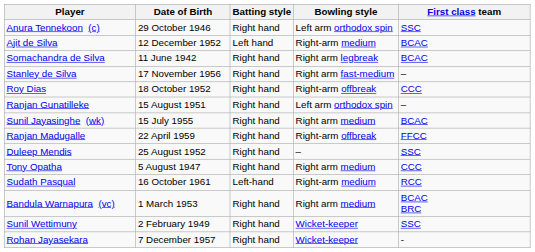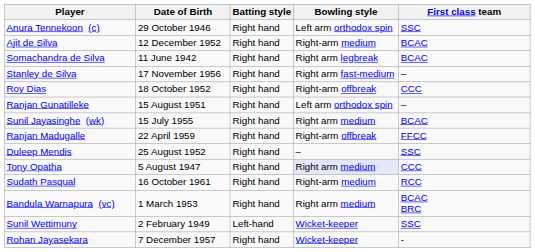(253, 43) Left hand -> (256, 43) Right hand
(335, 167) no background -> (335, 167) lavender background
(253, 182) Left-hand -> (256, 182) Right hand
(256, 224) Right hand -> (253, 224) Left-hand
